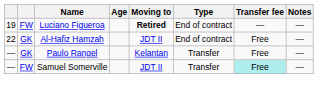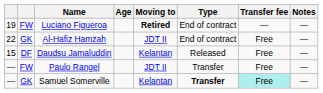+ row: (74, 53)
(26, 53) GK -> (26, 67) FW
(151, 53) Kelantan -> (156, 67) JDT II
(26, 67) FW -> (26, 81) GK
(151, 67) JDT II -> (156, 81) Kelantan
(204, 67) normal -> (208, 81) bold
